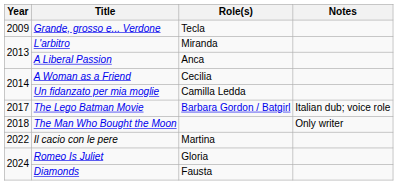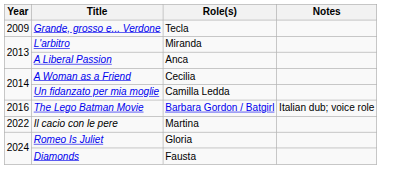(18, 108) 2017 -> (18, 108) 2016
- row: (105, 124)
